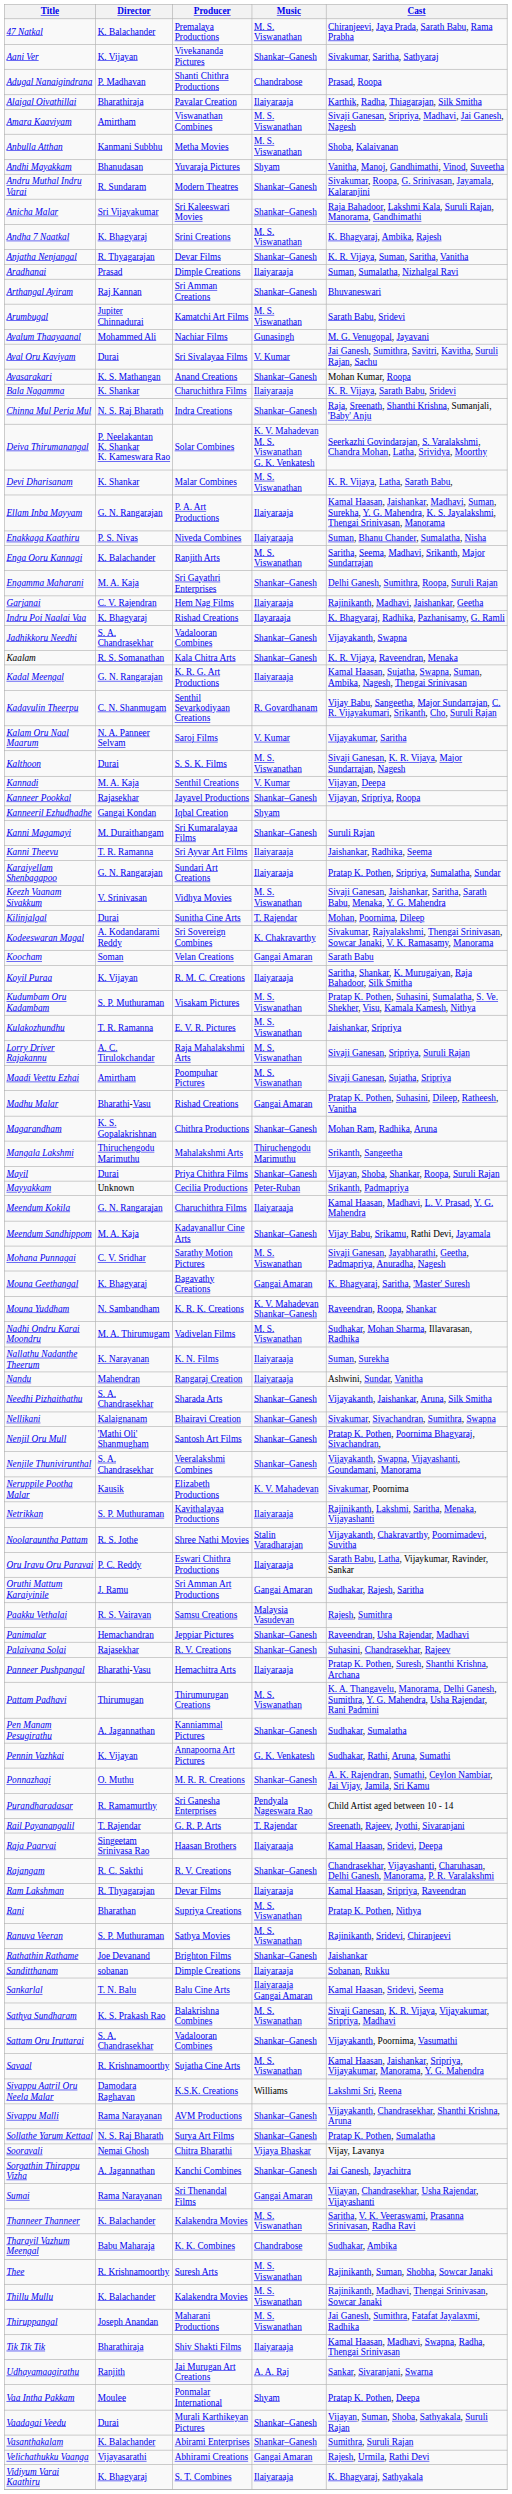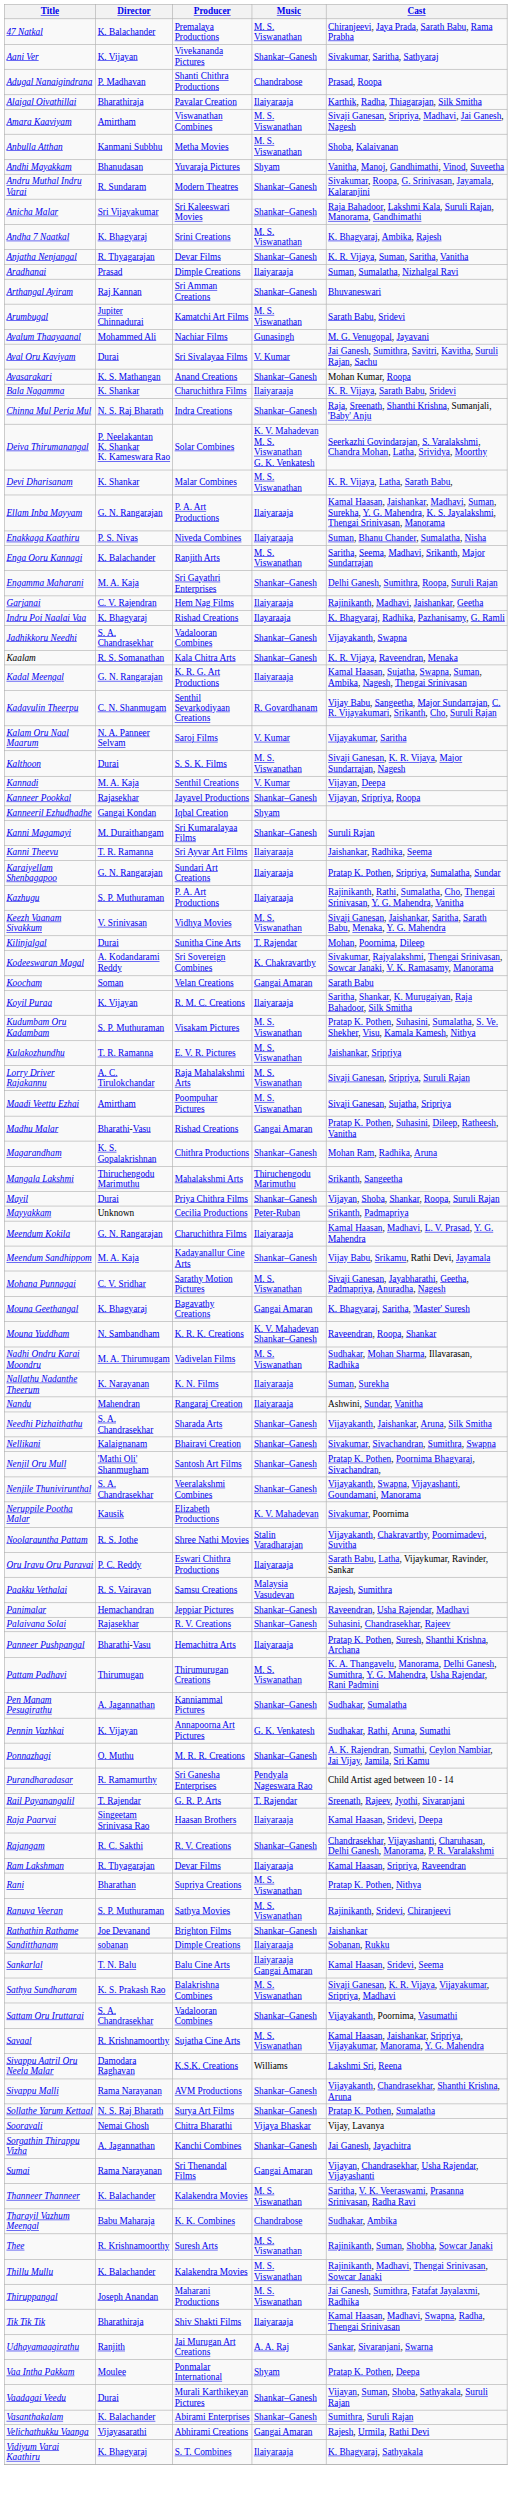+ row: (23, 898)
- row: (25, 1514)
- row: (34, 1590)
